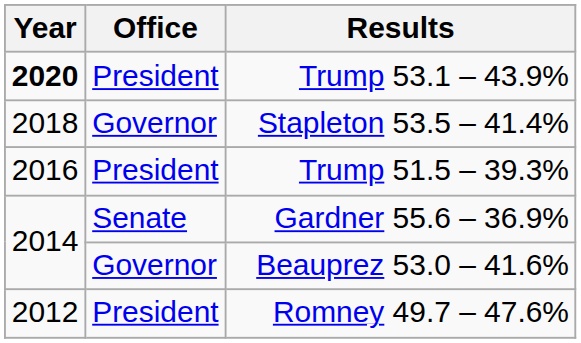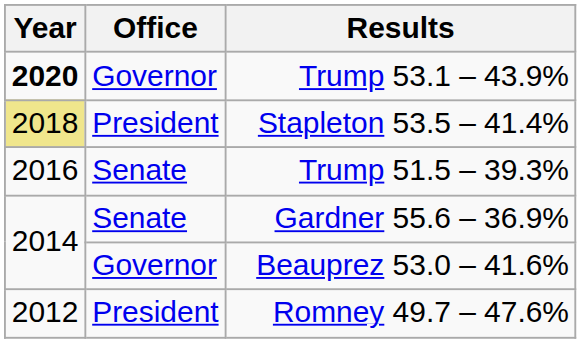(155, 75) President -> (155, 75) Governor
(45, 123) no background -> (45, 123) khaki background
(155, 123) Governor -> (155, 123) President
(155, 170) President -> (140, 170) Senate
